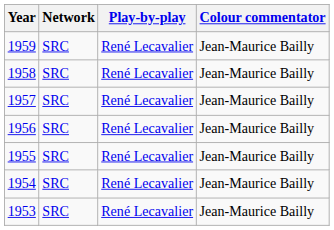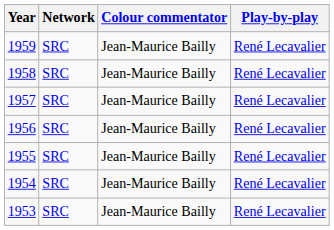columns swapped: (147, 18) <-> (263, 18)
